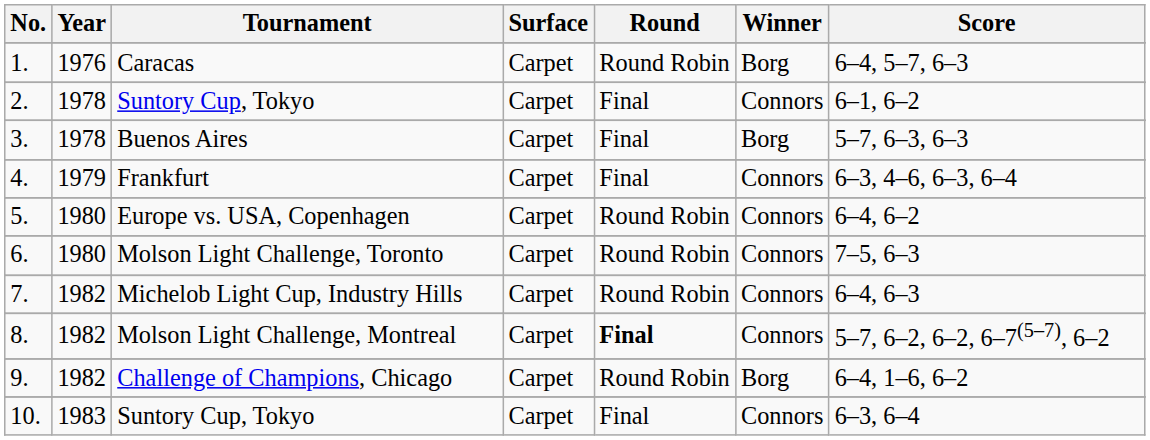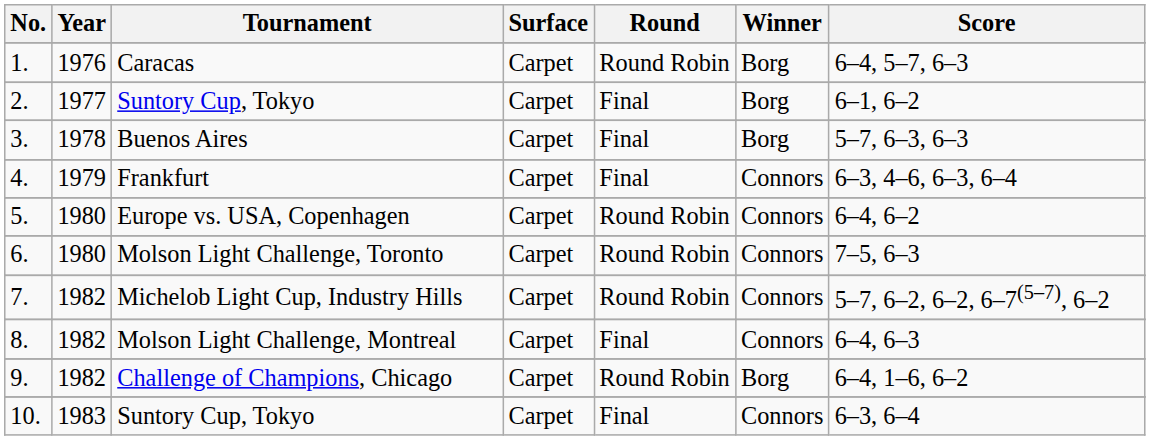(82, 100) 1978 -> (82, 100) 1977
(782, 100) Connors -> (765, 100) Borg
(877, 293) 6–4, 6–3 -> (972, 297) 5–7, 6–2, 6–2, 6–7(5–7), 6–2
(626, 335) bold -> (624, 338) normal
(972, 335) 5–7, 6–2, 6–2, 6–7(5–7), 6–2 -> (877, 338) 6–4, 6–3
